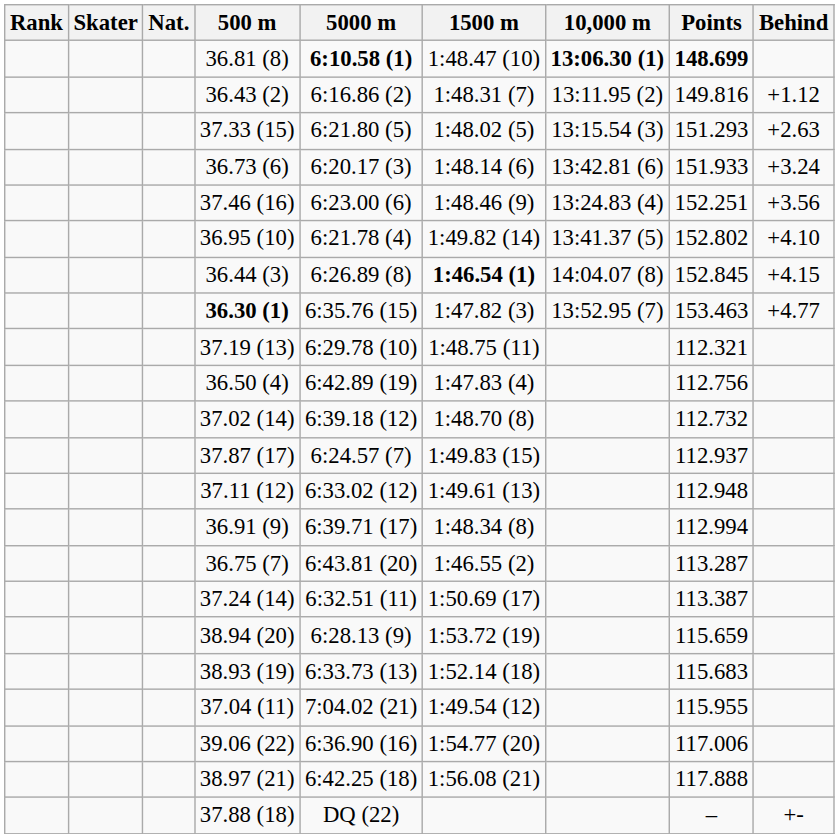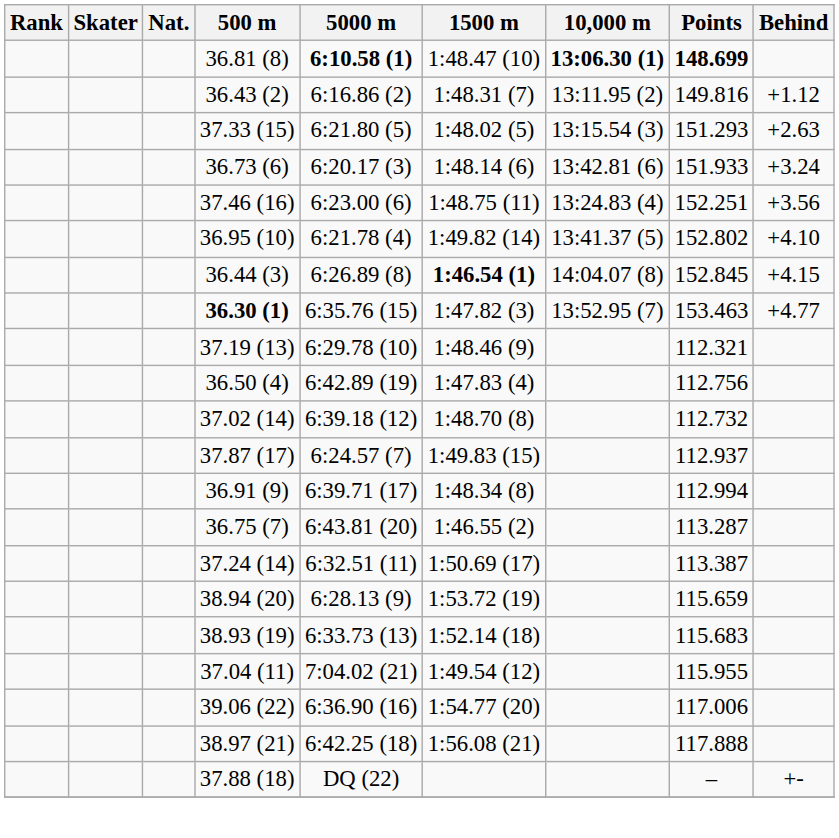(484, 202) 1:48.46 (9) -> (484, 202) 1:48.75 (11)
(484, 346) 1:48.75 (11) -> (484, 346) 1:48.46 (9)
- row: (247, 490)
